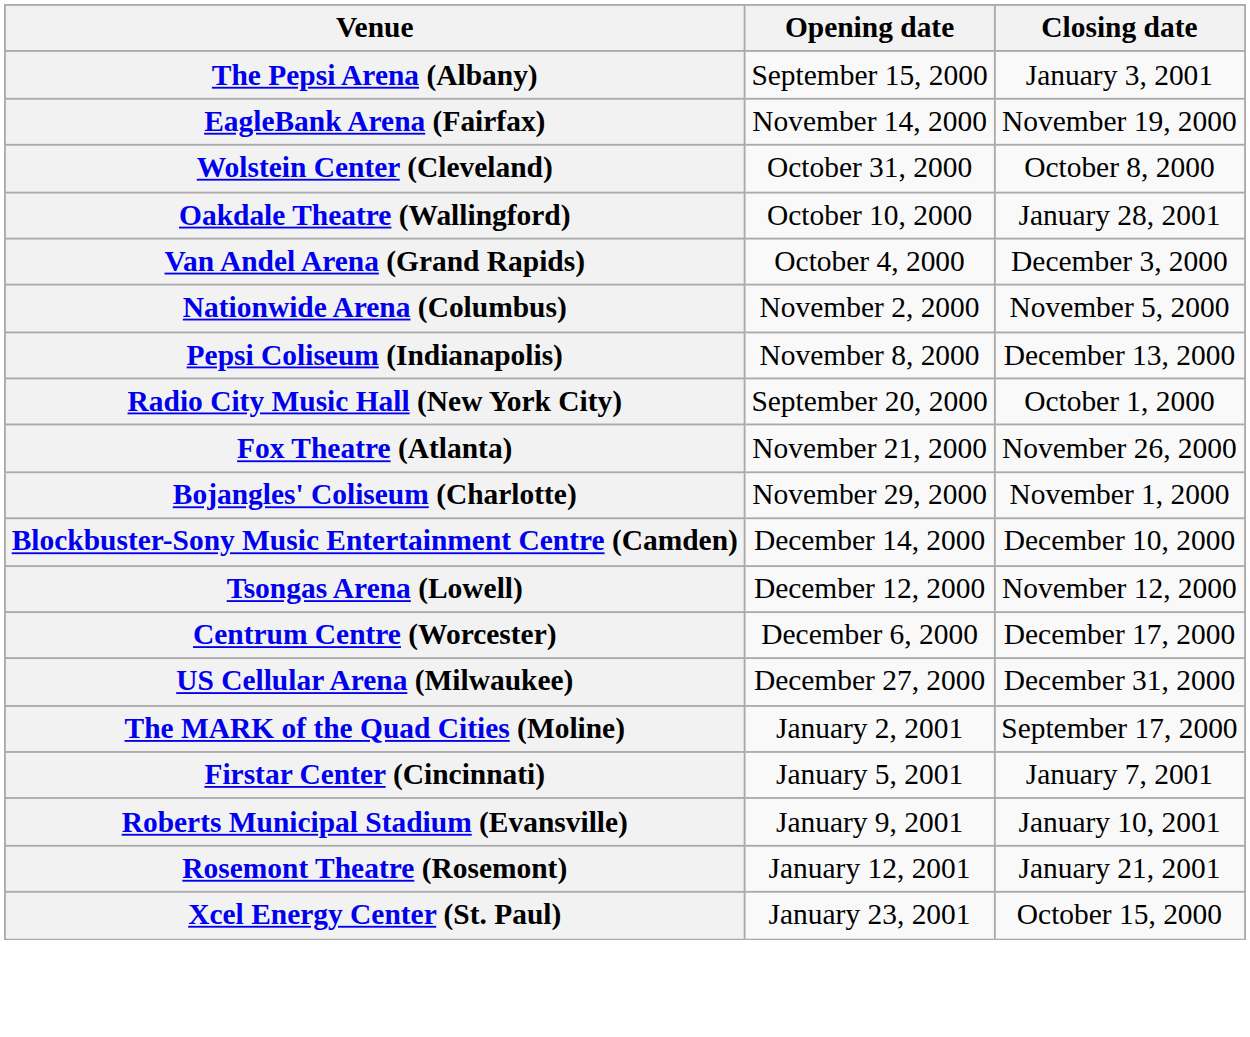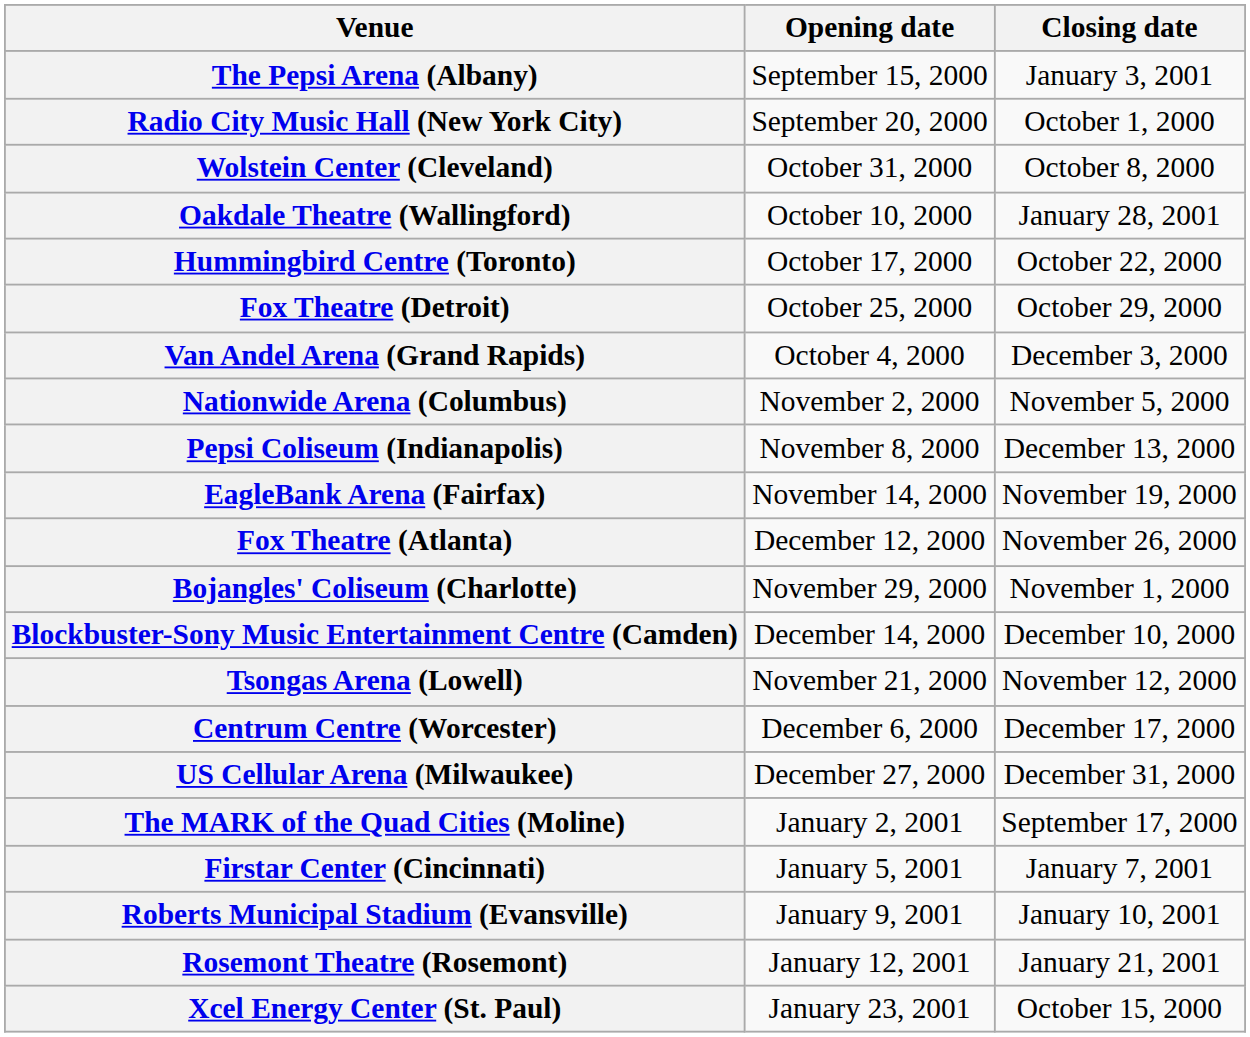rows swapped: (375, 401) <-> (375, 121)
+ row: (375, 261)
+ row: (375, 307)
(870, 448) November 21, 2000 -> (870, 541) December 12, 2000
(870, 588) December 12, 2000 -> (870, 681) November 21, 2000
